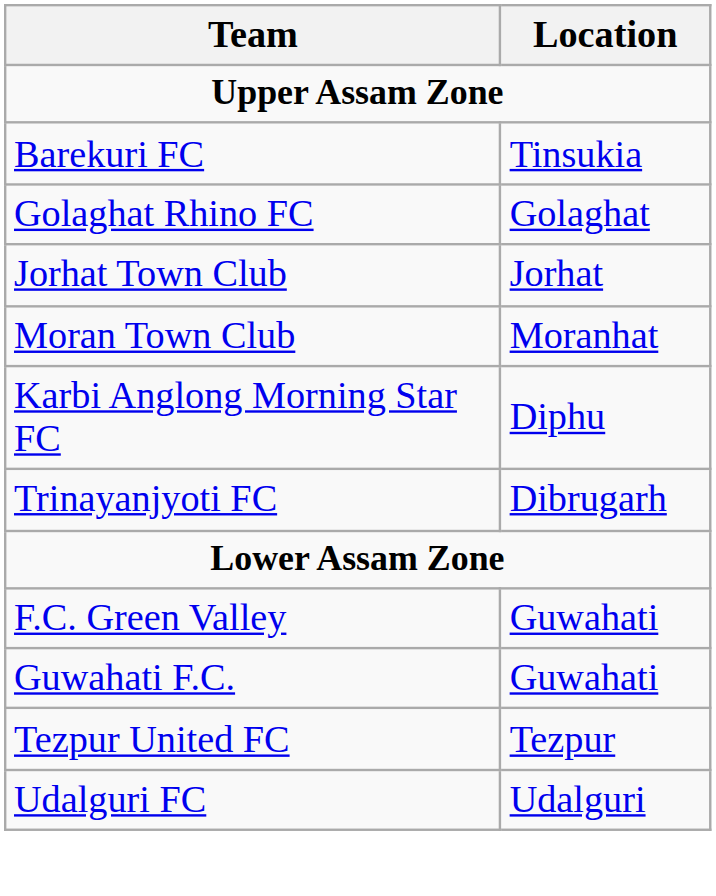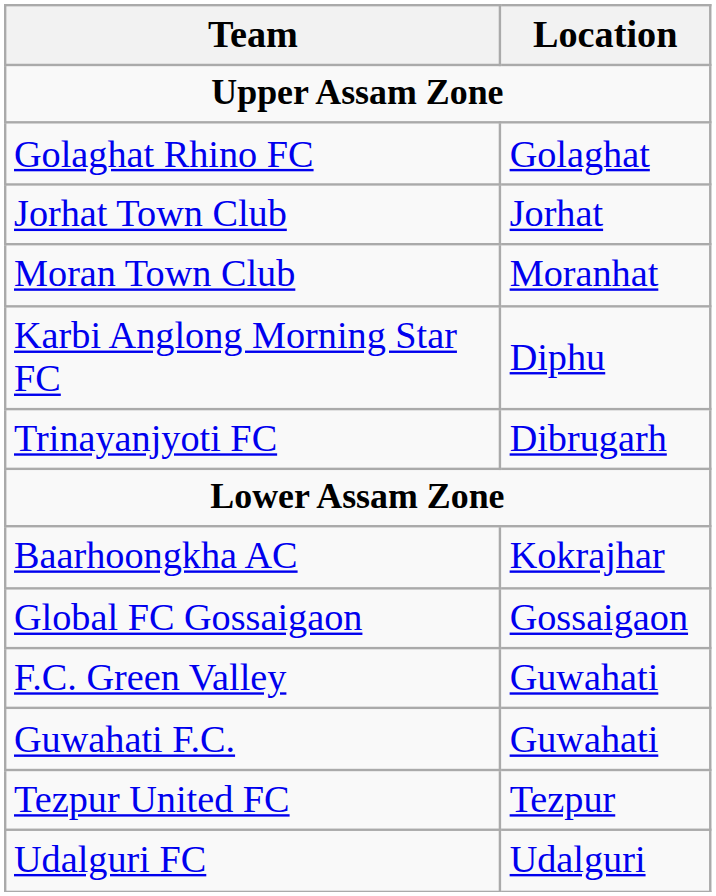- row: (109, 152)
+ row: (156, 556)
+ row: (188, 617)
